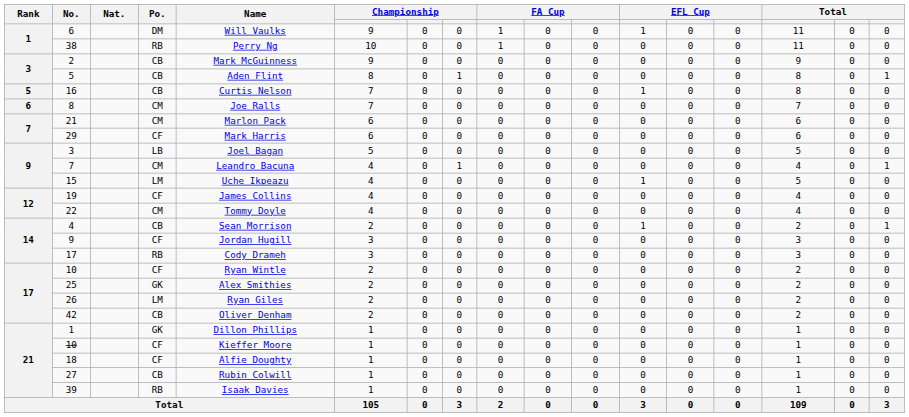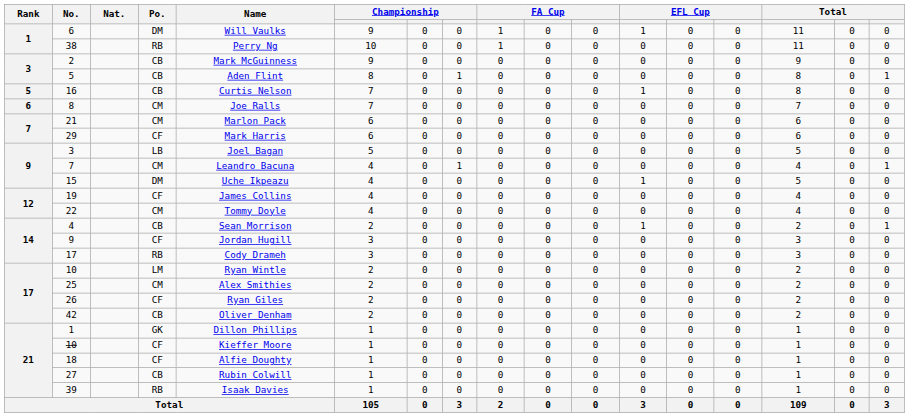(157, 181) LM -> (157, 181) DM
(157, 271) CF -> (157, 271) LM
(157, 286) GK -> (157, 286) CM
(157, 301) LM -> (157, 301) CF
